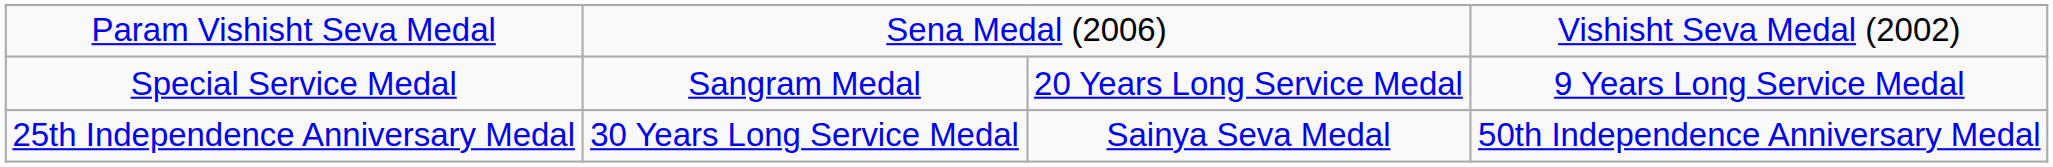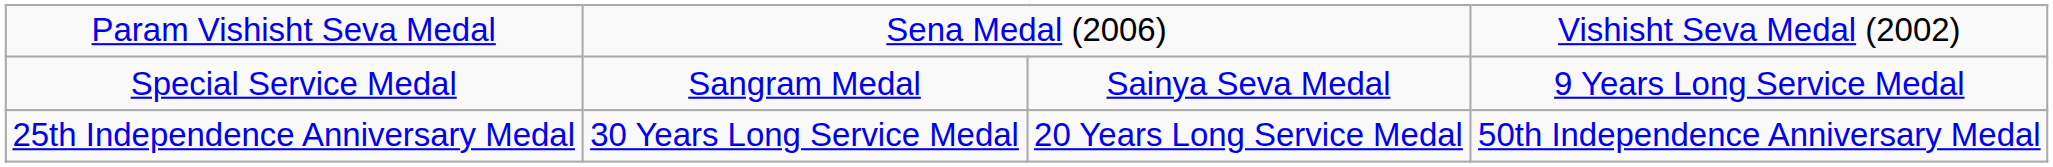(1249, 82) 20 Years Long Service Medal -> (1249, 82) Sainya Seva Medal
(1249, 135) Sainya Seva Medal -> (1249, 135) 20 Years Long Service Medal
